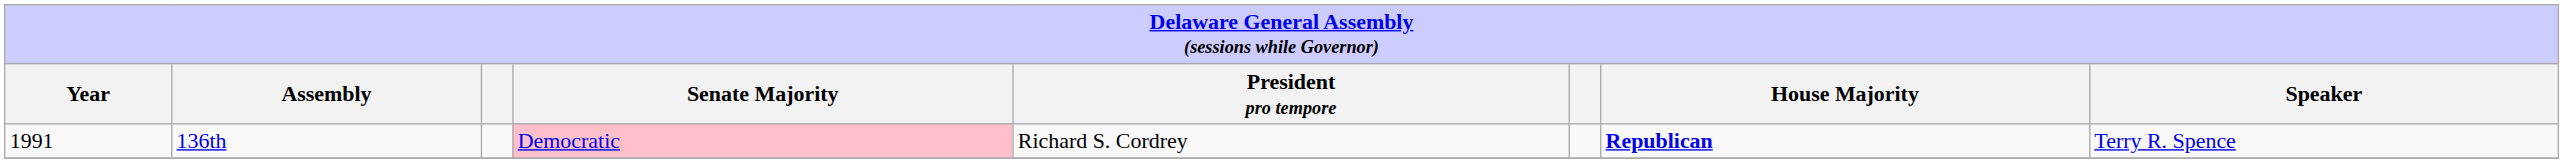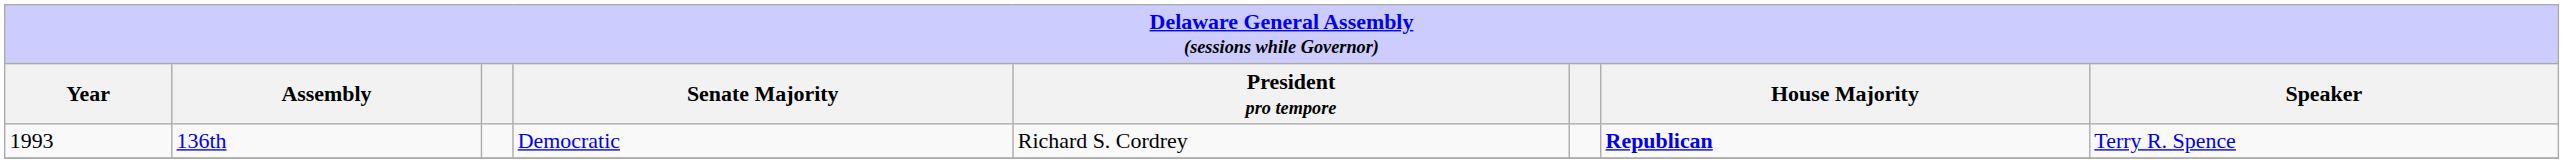(32, 140) 1991 -> (32, 140) 1993
(569, 140) pink background -> (569, 140) no background
